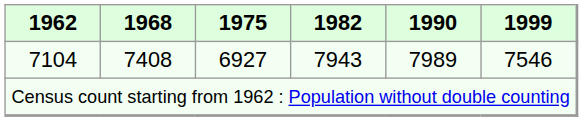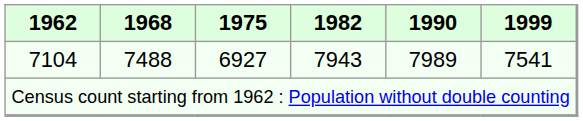(148, 59) 7408 -> (148, 59) 7488
(528, 59) 7546 -> (528, 59) 7541
